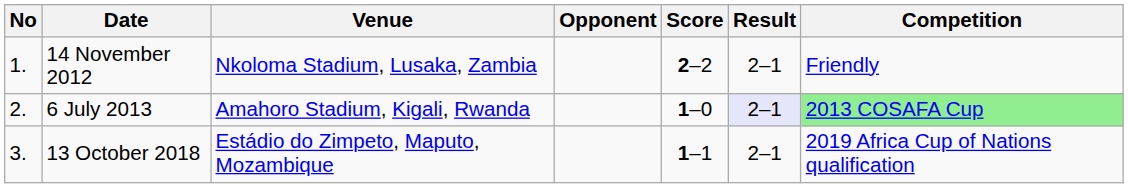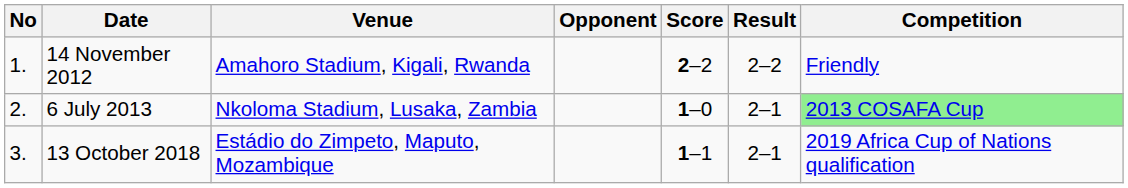(376, 65) Nkoloma Stadium, Lusaka, Zambia -> (373, 65) Amahoro Stadium, Kigali, Rwanda
(765, 65) 2–1 -> (765, 65) 2–2
(373, 109) Amahoro Stadium, Kigali, Rwanda -> (376, 109) Nkoloma Stadium, Lusaka, Zambia
(765, 109) lavender background -> (765, 109) no background
